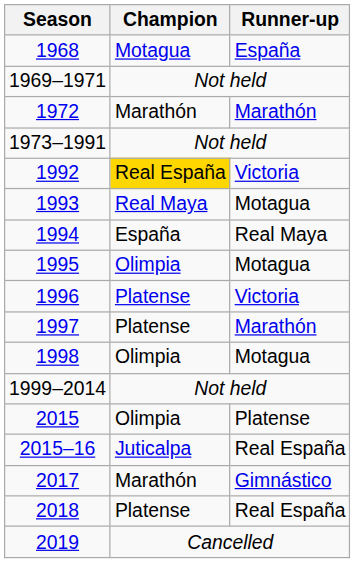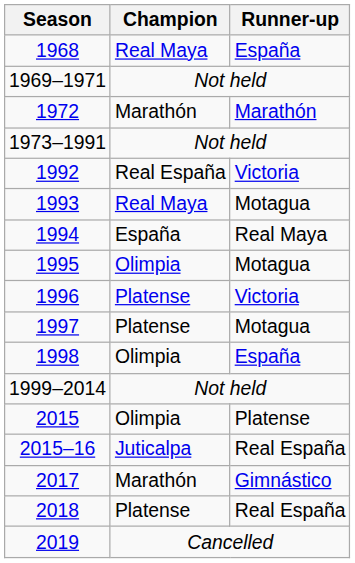(153, 50) Motagua -> (161, 50) Real Maya
(170, 173) gold background -> (170, 173) no background
(276, 326) Marathón -> (272, 326) Motagua
(272, 357) Motagua -> (268, 357) España
